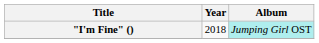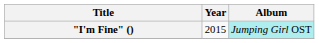(215, 30) 2018 -> (215, 30) 2015
